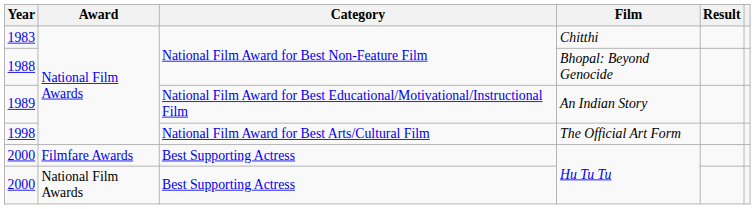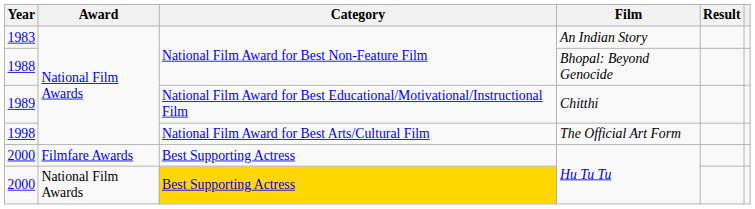(579, 37) Chitthi -> (604, 37) An Indian Story
(604, 104) An Indian Story -> (579, 104) Chitthi
(229, 185) no background -> (229, 185) gold background
